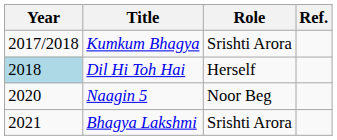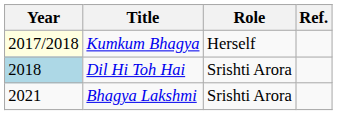(44, 43) no background -> (44, 43) lightyellow background
(249, 43) Srishti Arora -> (231, 43) Herself
(231, 69) Herself -> (249, 69) Srishti Arora
- row: (117, 95)
